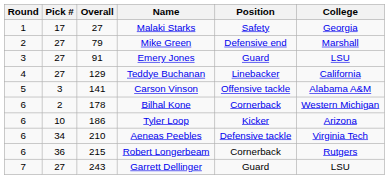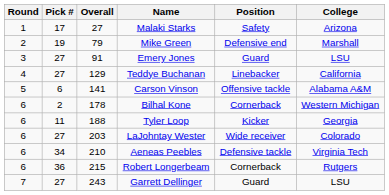(340, 27) Georgia -> (340, 27) Arizona
(60, 43) 27 -> (60, 43) 19
(60, 89) 3 -> (60, 89) 6
(60, 120) 10 -> (60, 120) 11
(97, 120) 186 -> (97, 120) 188
(340, 120) Arizona -> (340, 120) Georgia
+ row: (166, 136)
